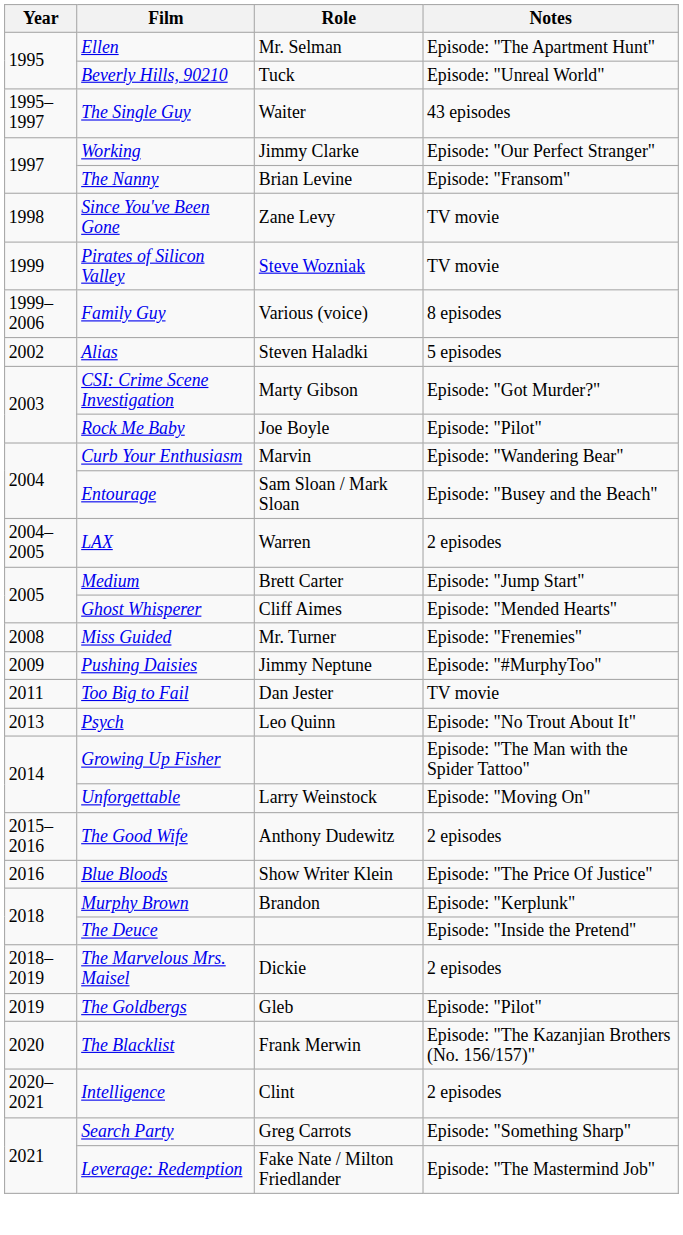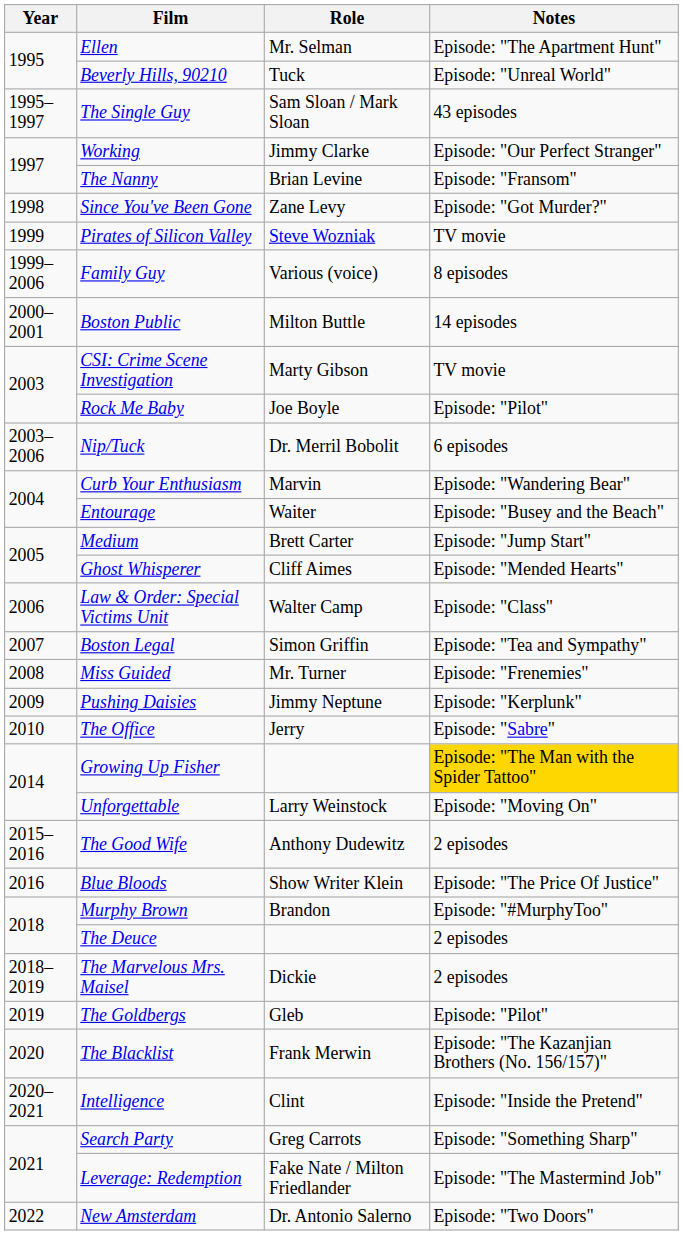(282, 113) Waiter -> (333, 113) Sam Sloan / Mark Sloan
(463, 217) TV movie -> (520, 207) Episode: "Got Murder?"
+ row: (130, 322)
- row: (99, 351)
(514, 390) Episode: "Got Murder?" -> (470, 370) TV movie
+ row: (112, 446)
(323, 494) Sam Sloan / Mark Sloan -> (292, 512) Waiter
- row: (97, 542)
+ row: (160, 607)
+ row: (127, 645)
(514, 665) Episode: "#MurphyToo" -> (508, 701) Episode: "Kerplunk"
+ row: (117, 729)
- row: (135, 693)
- row: (102, 721)
(527, 759) no background -> (534, 768) gold background
(501, 902) Episode: "Kerplunk" -> (521, 910) Episode: "#MurphyToo"
(532, 930) Episode: "Inside the Pretend" -> (471, 938) 2 episodes
(464, 1093) 2 episodes -> (538, 1101) Episode: "Inside the Pretend"
+ row: (138, 1215)
